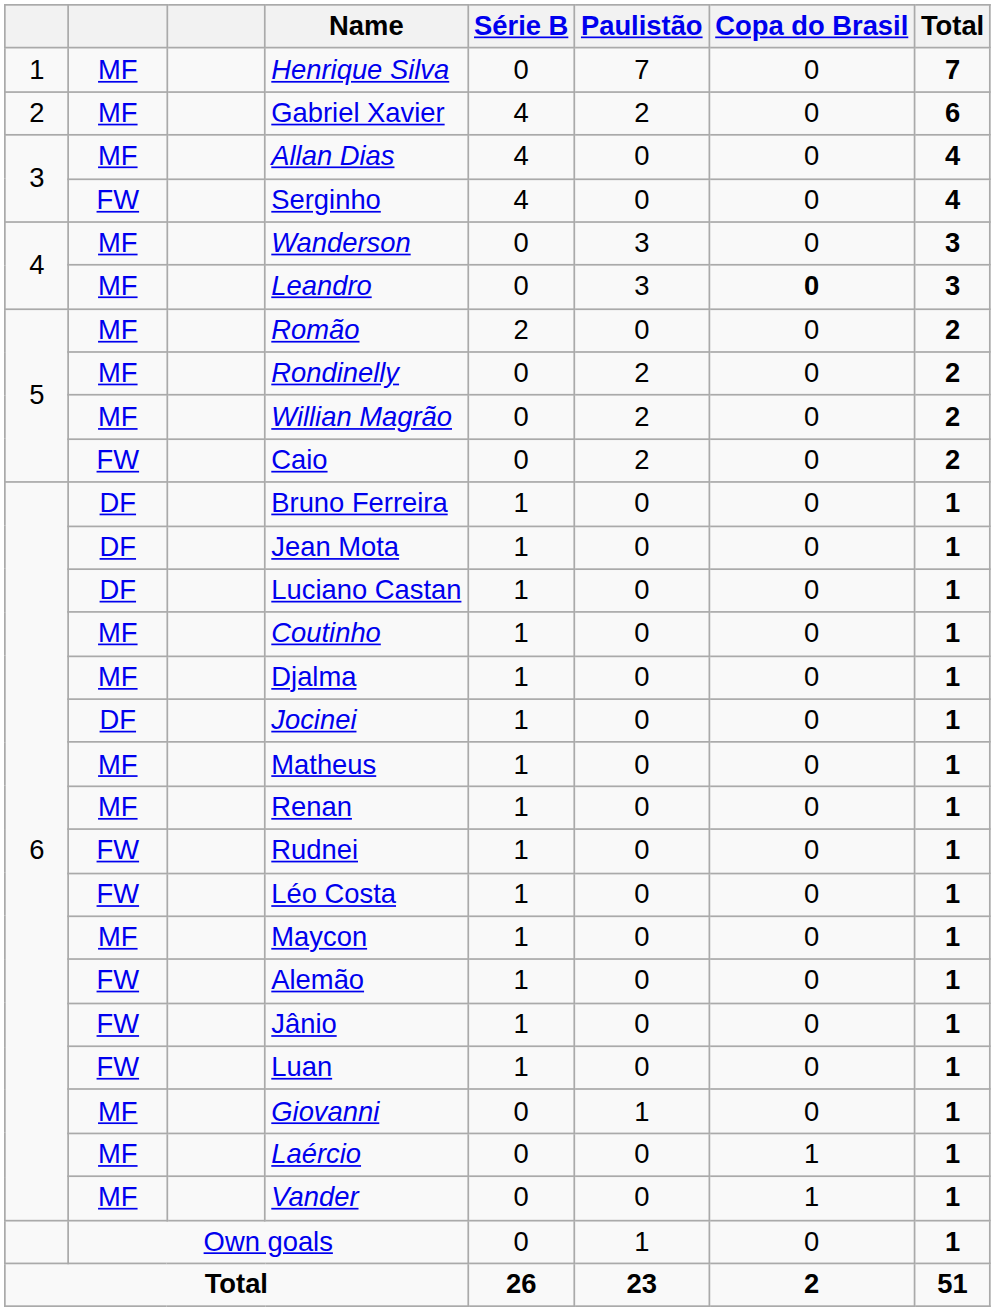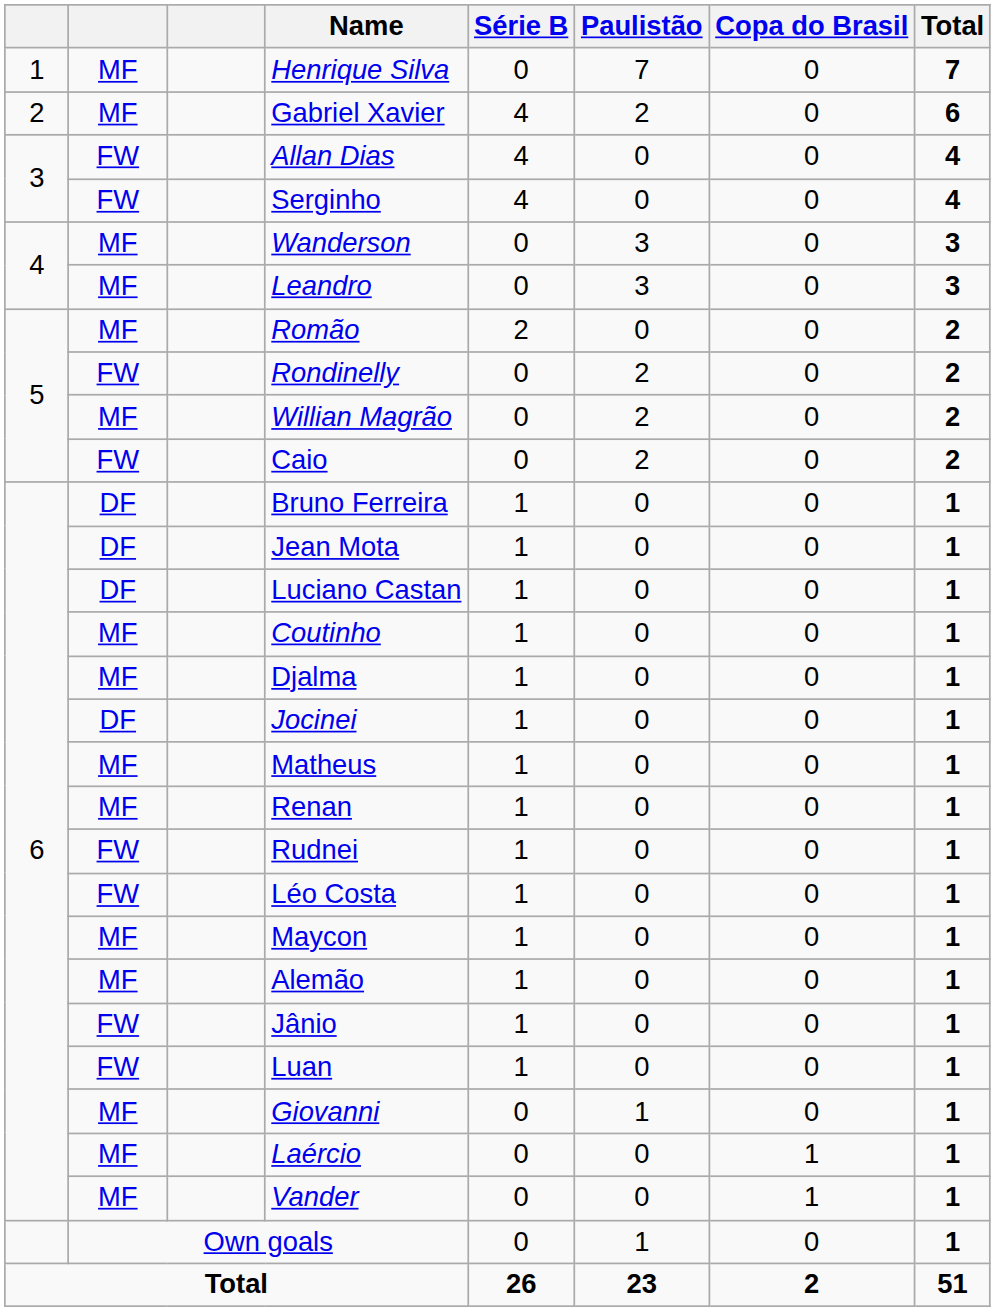(118, 156) MF -> (118, 156) FW
(812, 286) bold -> (812, 286) normal
(118, 373) MF -> (118, 373) FW
(118, 980) FW -> (118, 980) MF
